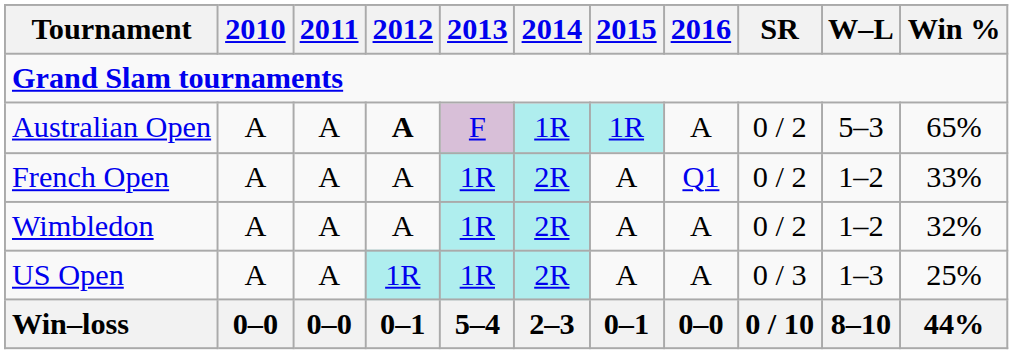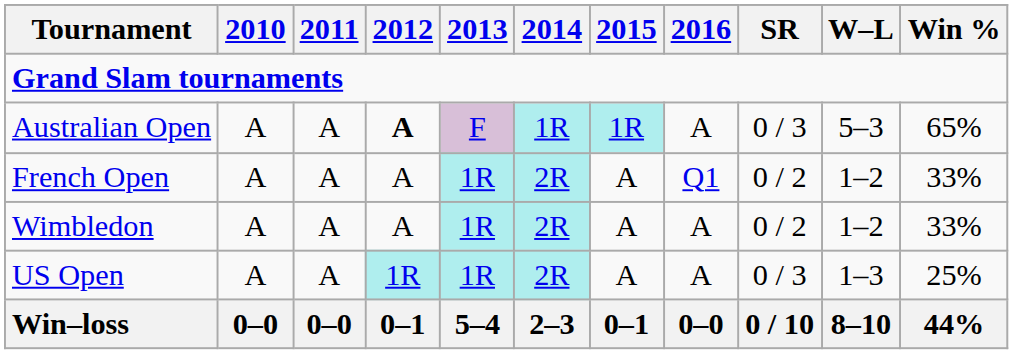(780, 126) 0 / 2 -> (780, 126) 0 / 3
(954, 225) 32% -> (954, 225) 33%
